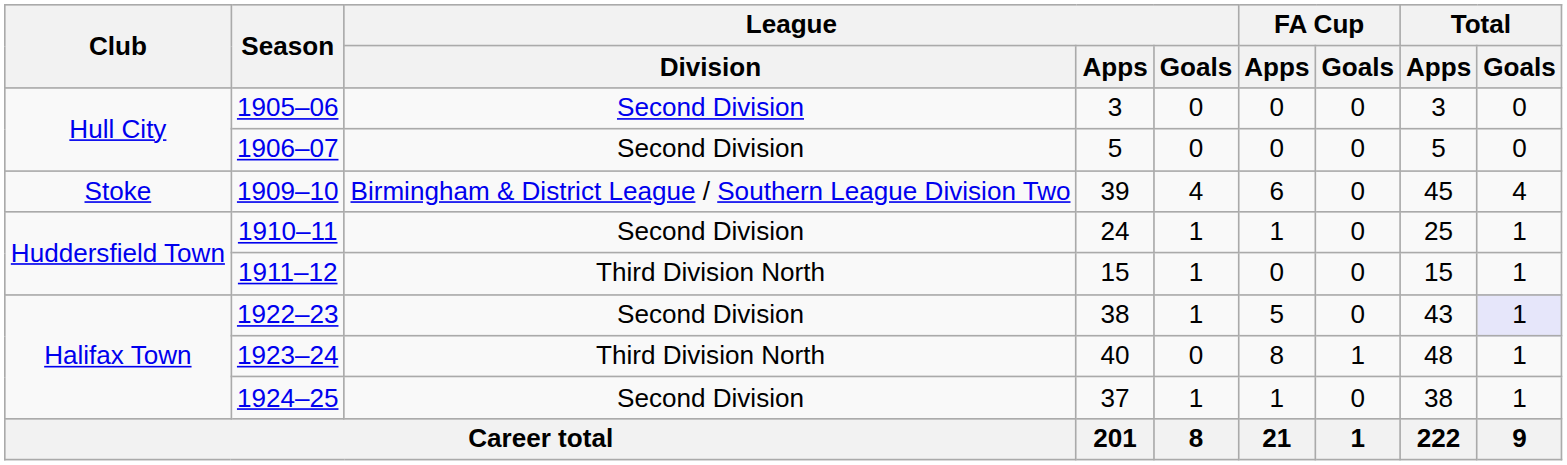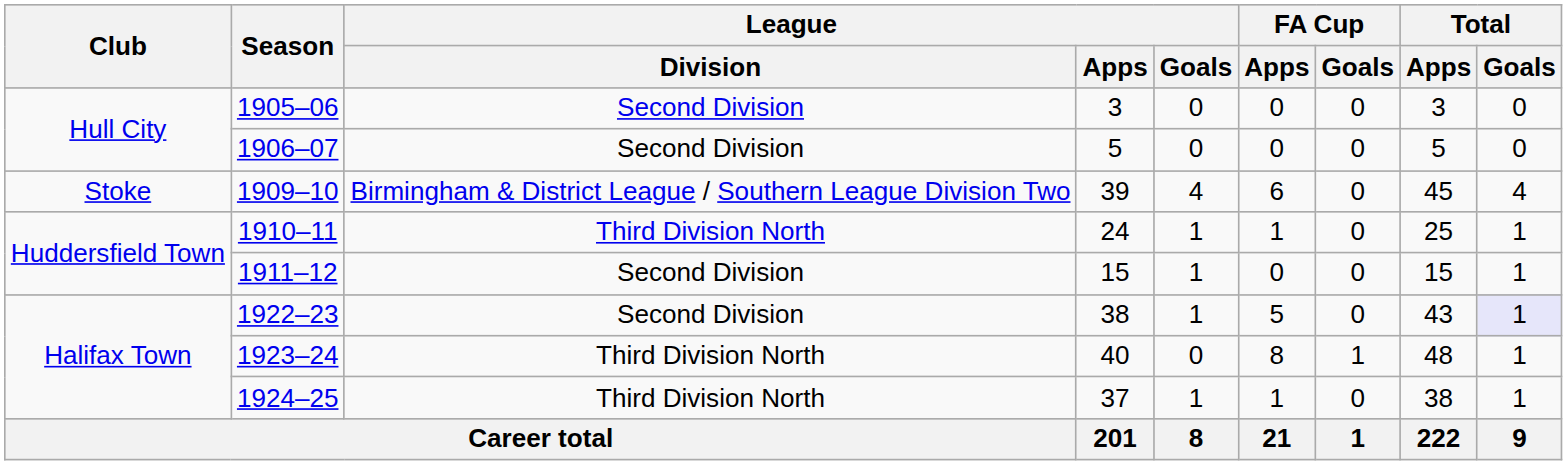(710, 231) Second Division -> (710, 231) Third Division North
(710, 273) Third Division North -> (710, 273) Second Division
(710, 397) Second Division -> (710, 397) Third Division North
